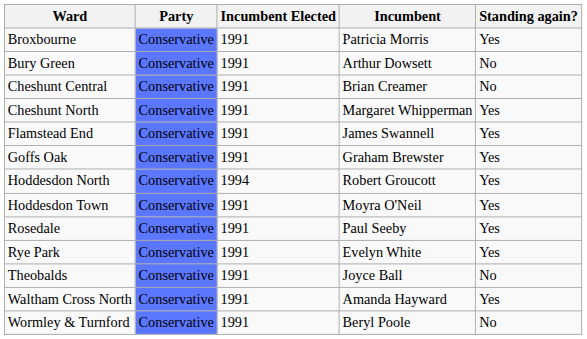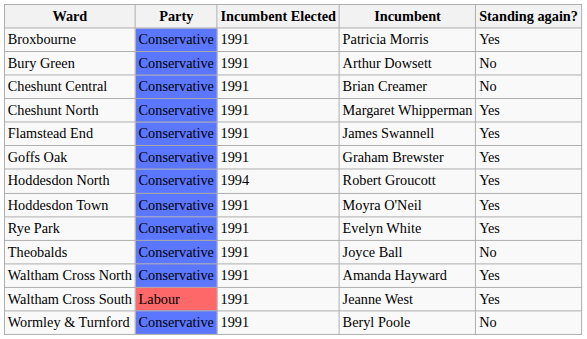- row: (34, 228)
+ row: (70, 299)
